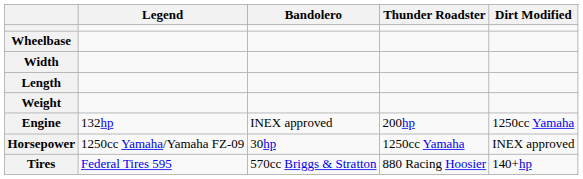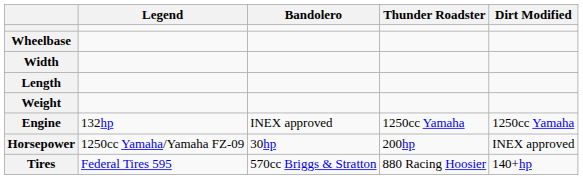(399, 123) 200hp -> (424, 123) 1250cc Yamaha
(424, 144) 1250cc Yamaha -> (399, 144) 200hp
